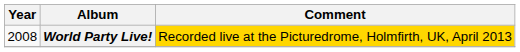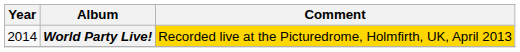(22, 36) 2008 -> (22, 36) 2014
